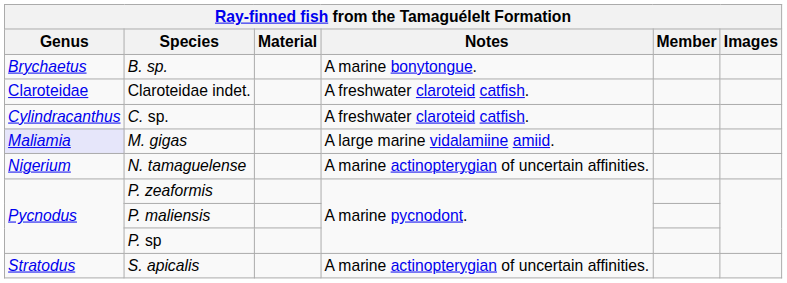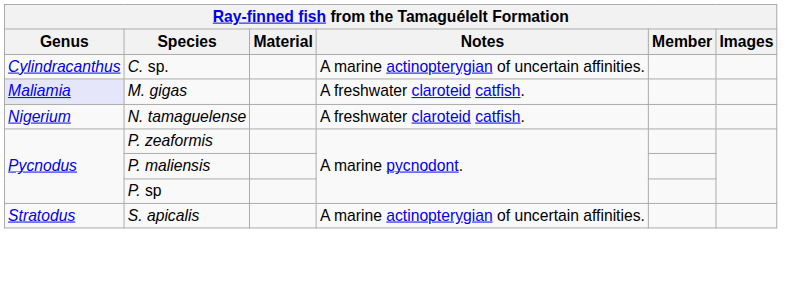- row: (148, 66)
- row: (189, 91)
(427, 116) A freshwater claroteid catfish. -> (482, 66) A marine actinopterygian of uncertain affinities.
(439, 141) A large marine vidalamiine amiid. -> (422, 91) A freshwater claroteid catfish.
(487, 166) A marine actinopterygian of uncertain affinities. -> (422, 116) A freshwater claroteid catfish.
